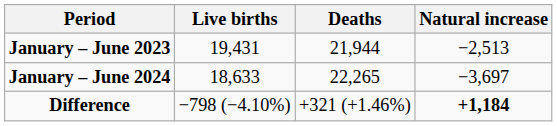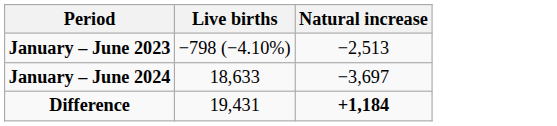- column: (355, 18)
(235, 47) 19,431 -> (235, 47) −798 (−4.10%)
(235, 105) −798 (−4.10%) -> (235, 105) 19,431
